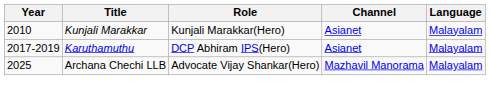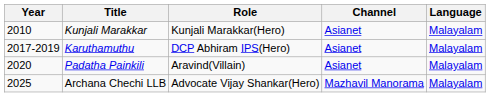+ row: (104, 65)
